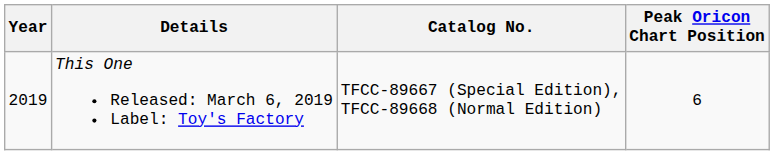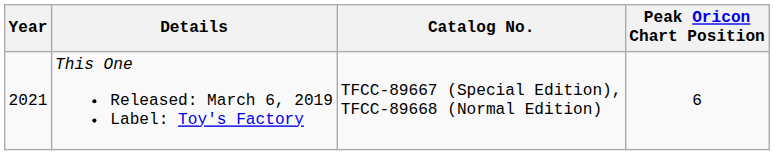(28, 100) 2019 -> (28, 100) 2021
